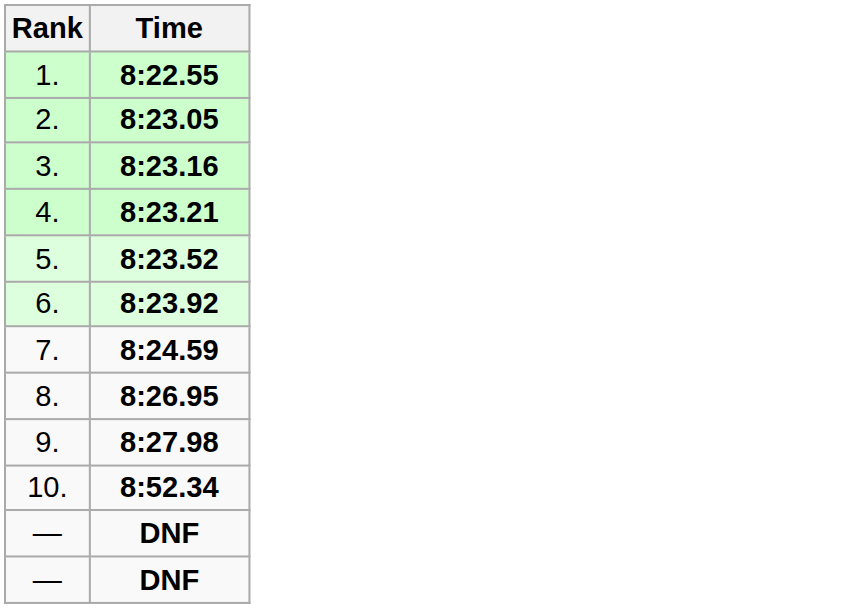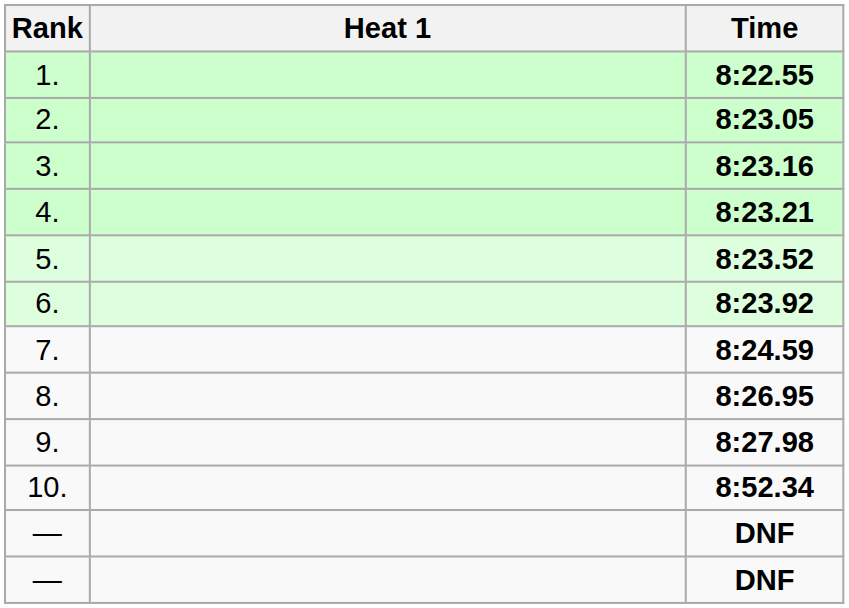+ column: (387, 28)
